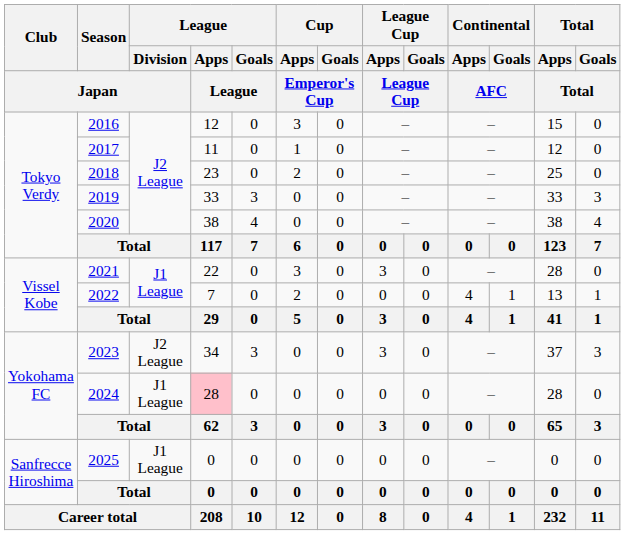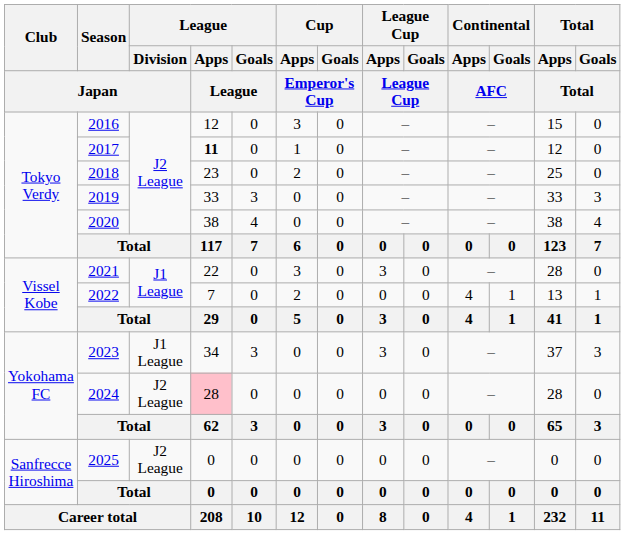(211, 148) normal -> (211, 148) bold
(160, 352) J2 League -> (160, 352) J1 League
(160, 393) J1 League -> (160, 393) J2 League
(160, 459) J1 League -> (160, 459) J2 League
